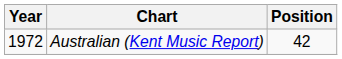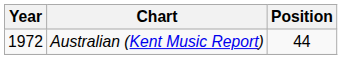(302, 41) 42 -> (302, 41) 44
